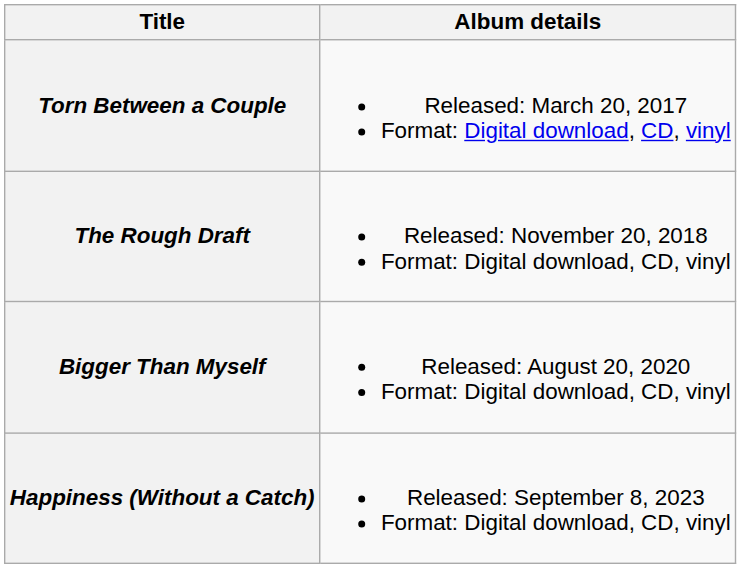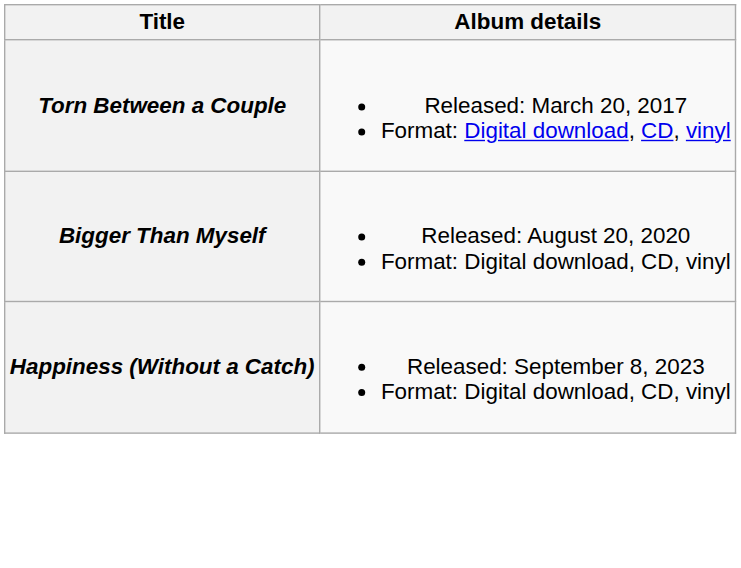- row: (162, 236)
